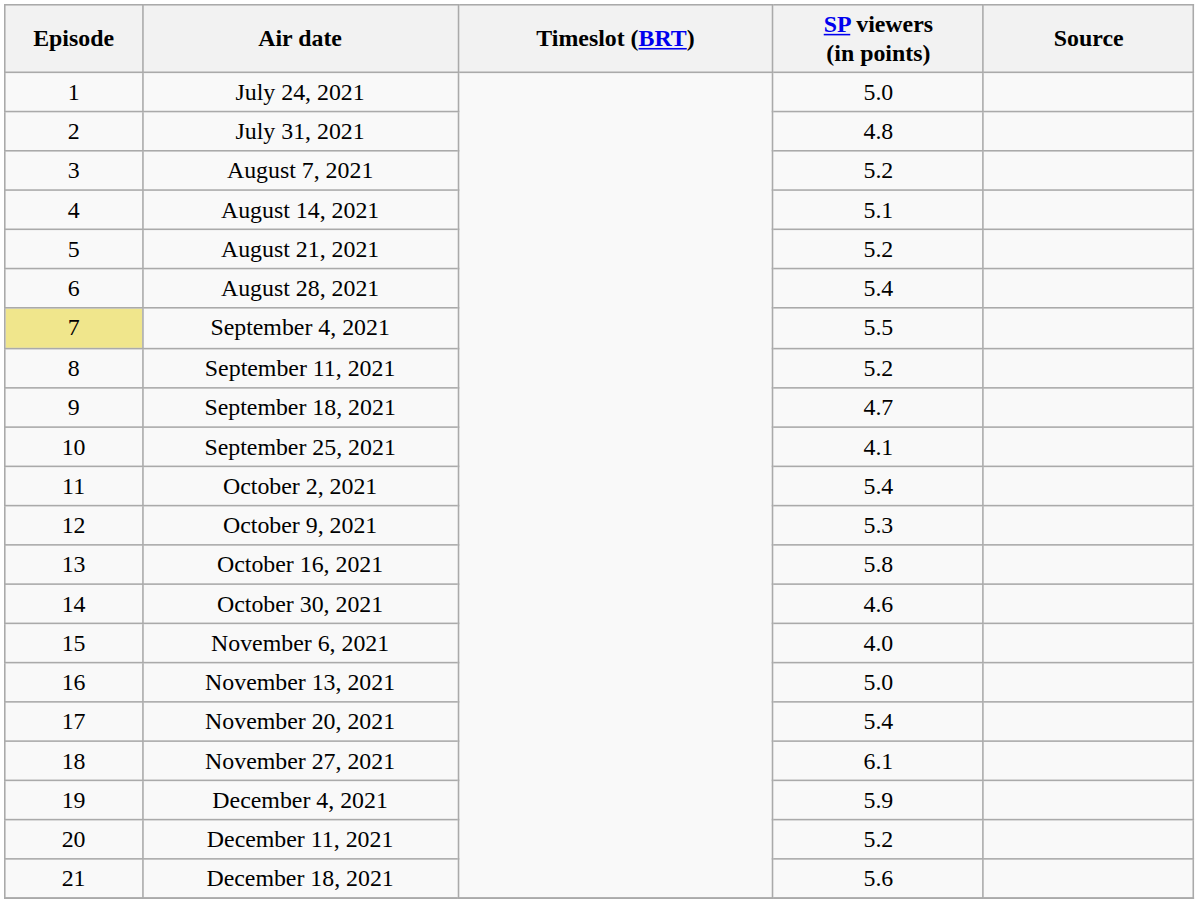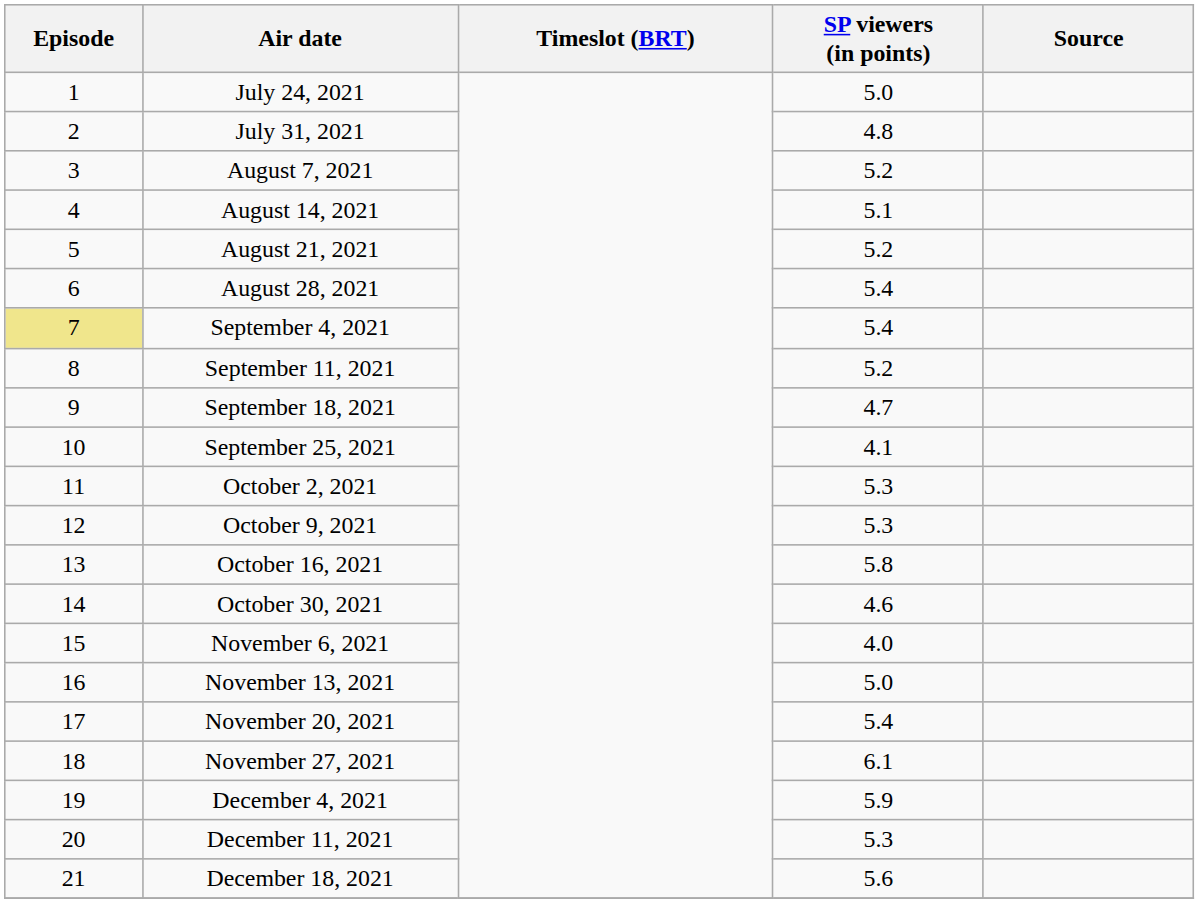(878, 328) 5.5 -> (878, 328) 5.4
(878, 485) 5.4 -> (878, 485) 5.3
(878, 839) 5.2 -> (878, 839) 5.3
